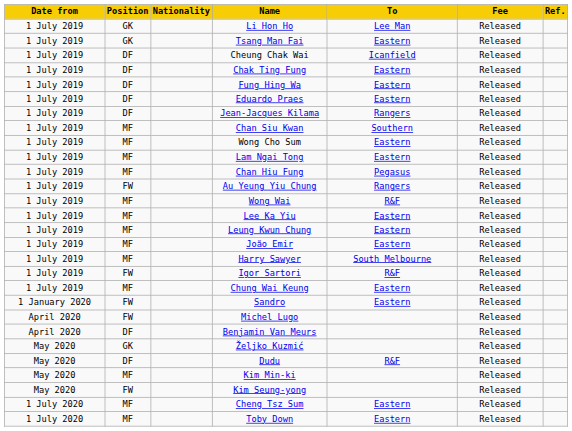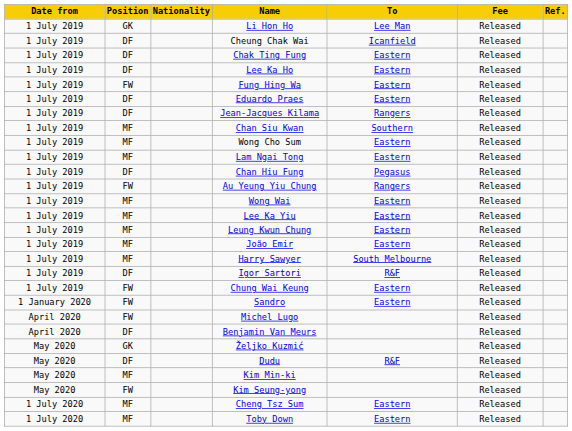- row: (270, 40)
+ row: (270, 70)
(128, 84) DF -> (128, 84) FW
(128, 171) MF -> (128, 171) DF
(392, 200) R&F -> (392, 200) Eastern
(128, 273) FW -> (128, 273) DF
(128, 288) MF -> (128, 288) FW
